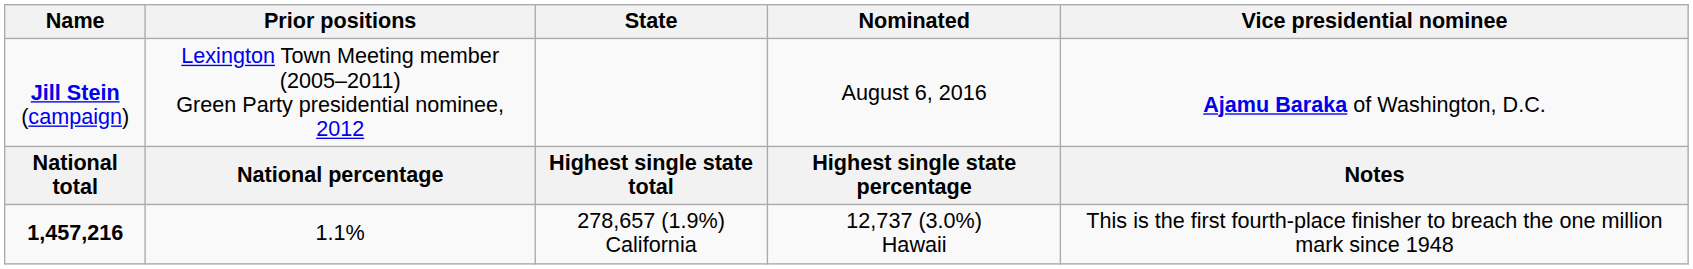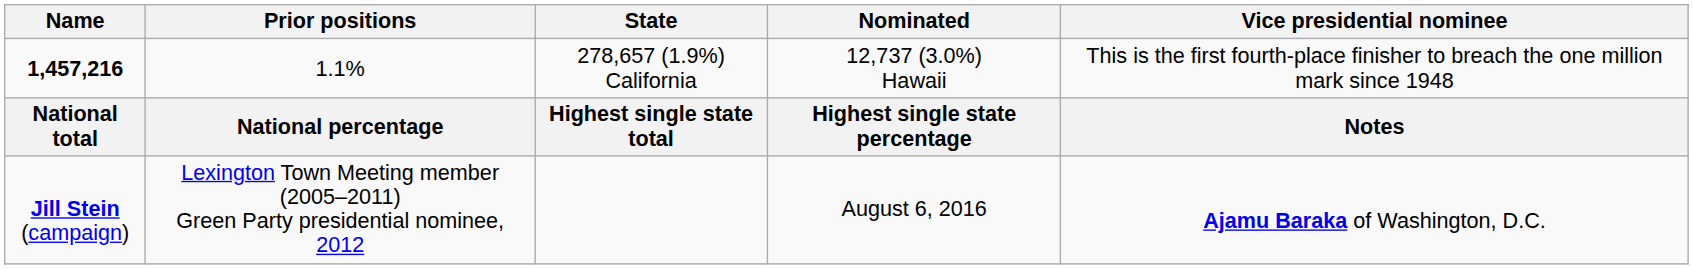rows swapped: (75, 104) <-> (75, 233)
